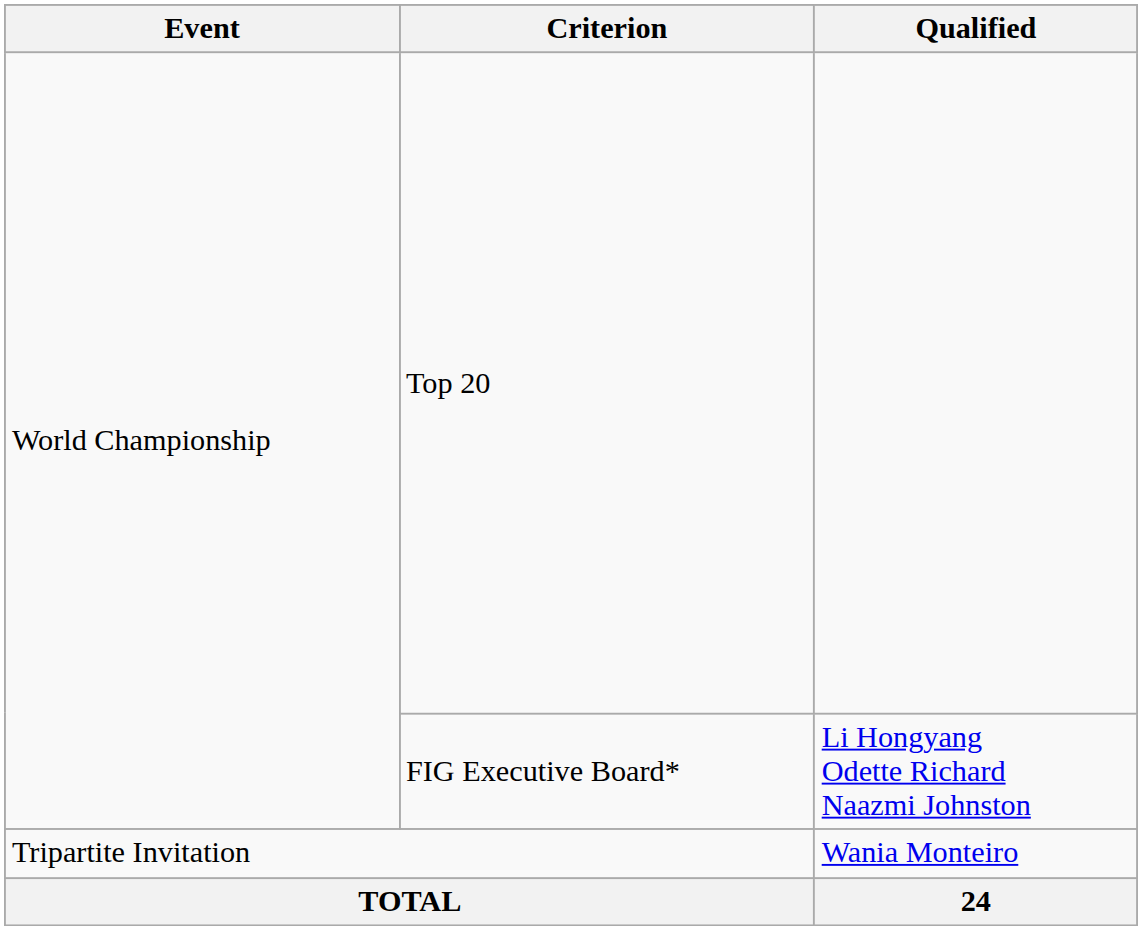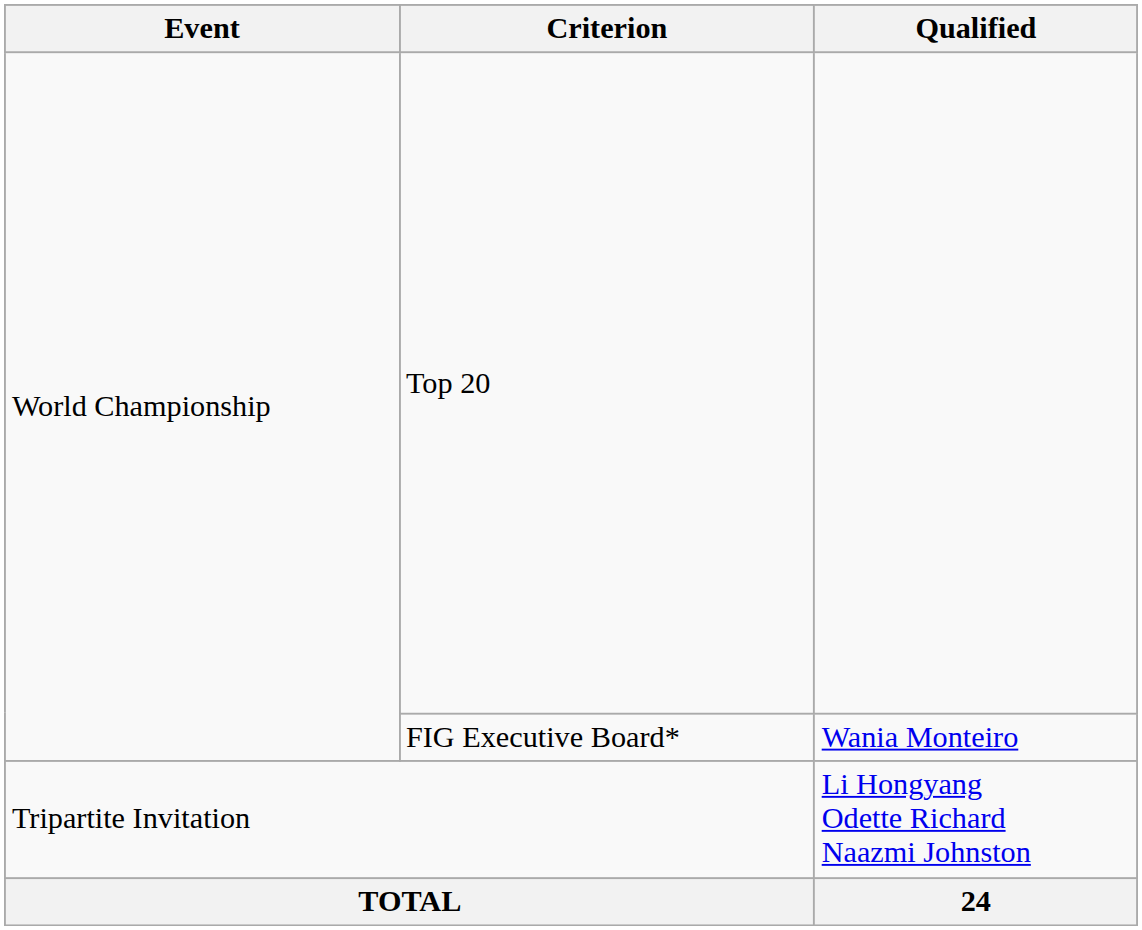(926, 770) Li Hongyang Odette Richard Naazmi Johnston -> (920, 736) Wania Monteiro
(920, 852) Wania Monteiro -> (926, 818) Li Hongyang Odette Richard Naazmi Johnston
